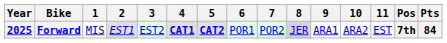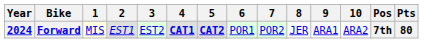- column: (383, 13)
(19, 30) 2025 -> (19, 30) 2024
(299, 30) lightgrey background -> (299, 30) no background
(430, 30) 84 -> (406, 30) 80
